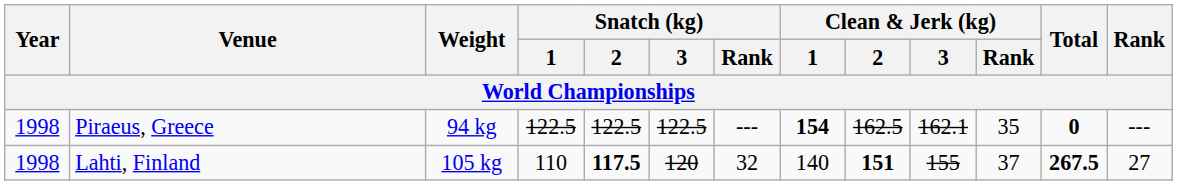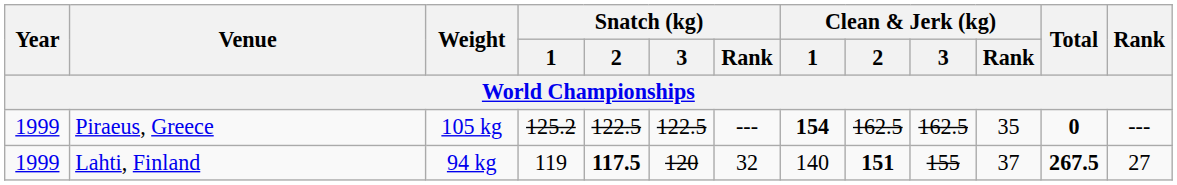(37, 127) 1998 -> (37, 127) 1999
(472, 127) 94 kg -> (472, 127) 105 kg
(551, 127) 122.5 -> (551, 127) 125.2
(943, 127) 162.1 -> (943, 127) 162.5
(37, 162) 1998 -> (37, 162) 1999
(472, 162) 105 kg -> (472, 162) 94 kg
(551, 162) 110 -> (551, 162) 119
